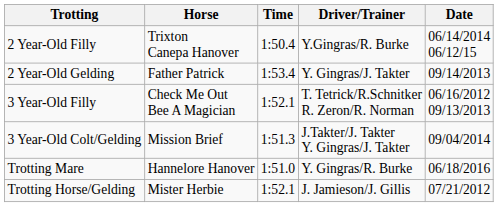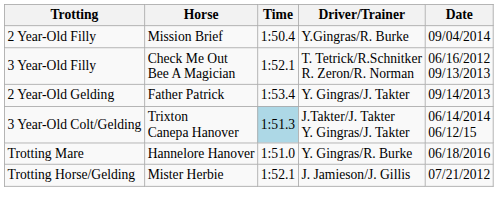(193, 44) Trixton Canepa Hanover -> (185, 36) Mission Brief
(459, 44) 06/14/2014 06/12/15 -> (459, 36) 09/04/2014
rows swapped: (61, 73) <-> (52, 102)
(185, 139) Mission Brief -> (193, 124) Trixton Canepa Hanover
(278, 139) no background -> (278, 124) lightblue background
(459, 139) 09/04/2014 -> (459, 124) 06/14/2014 06/12/15
